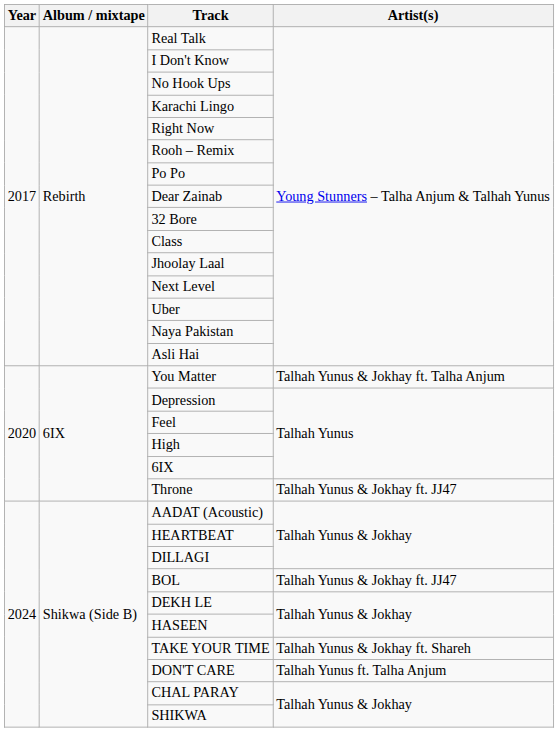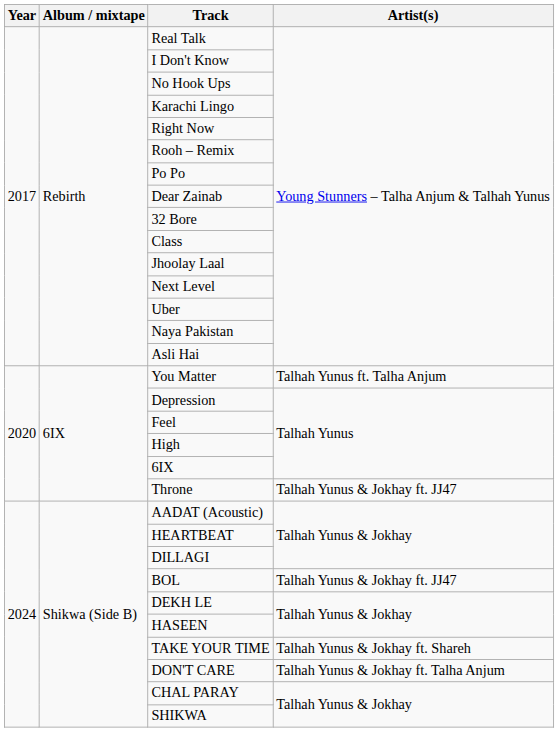(391, 377) Talhah Yunus & Jokhay ft. Talha Anjum -> (361, 377) Talhah Yunus ft. Talha Anjum
(361, 670) Talhah Yunus ft. Talha Anjum -> (391, 670) Talhah Yunus & Jokhay ft. Talha Anjum
